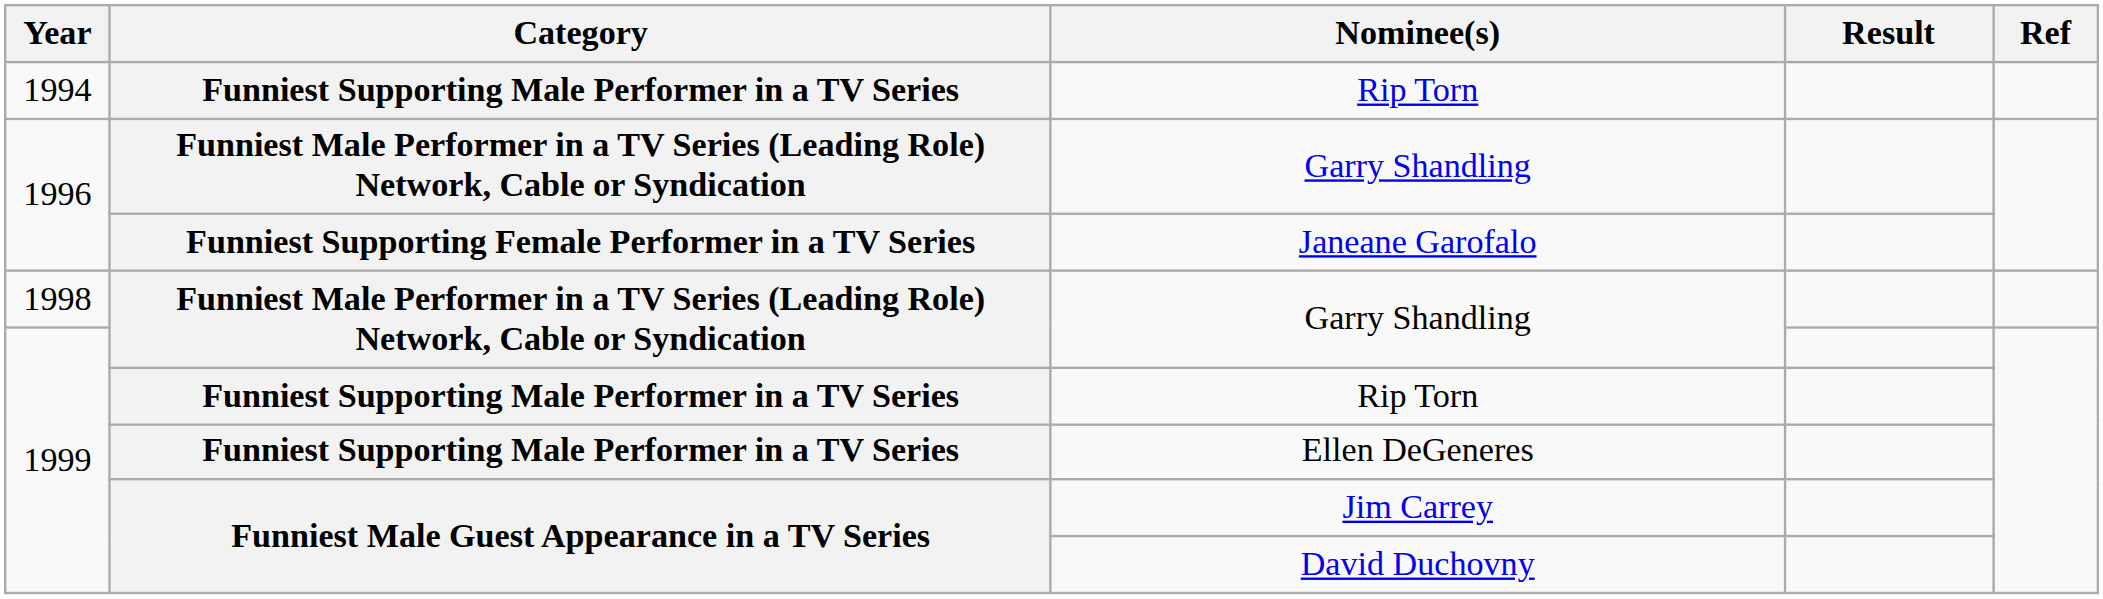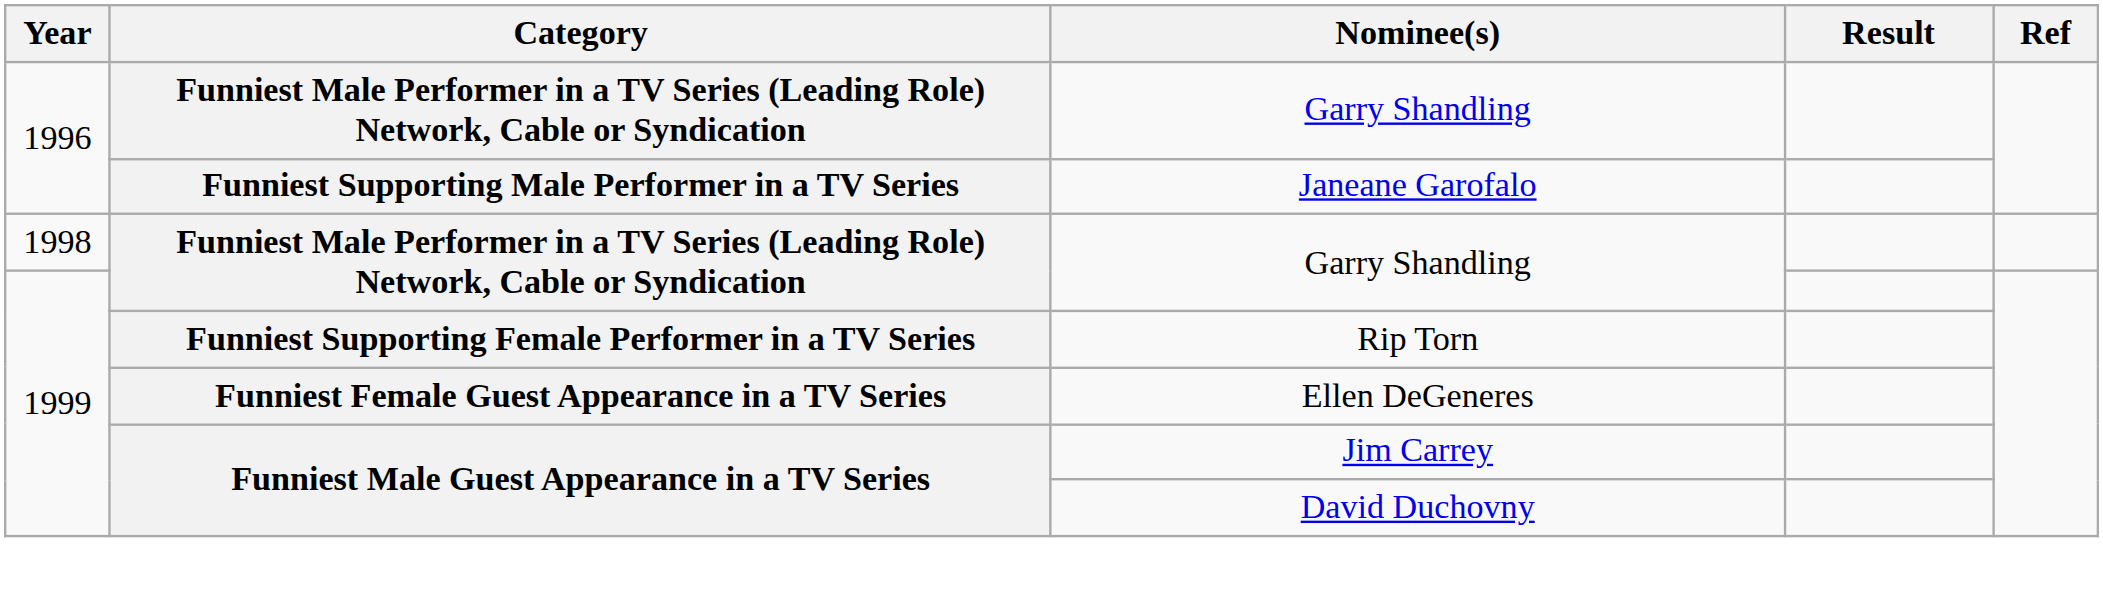- row: (57, 89)
(581, 242) Funniest Supporting Female Performer in a TV Series -> (581, 185) Funniest Supporting Male Performer in a TV Series
(581, 395) Funniest Supporting Male Performer in a TV Series -> (581, 338) Funniest Supporting Female Performer in a TV Series
(581, 451) Funniest Supporting Male Performer in a TV Series -> (581, 395) Funniest Female Guest Appearance in a TV Series
